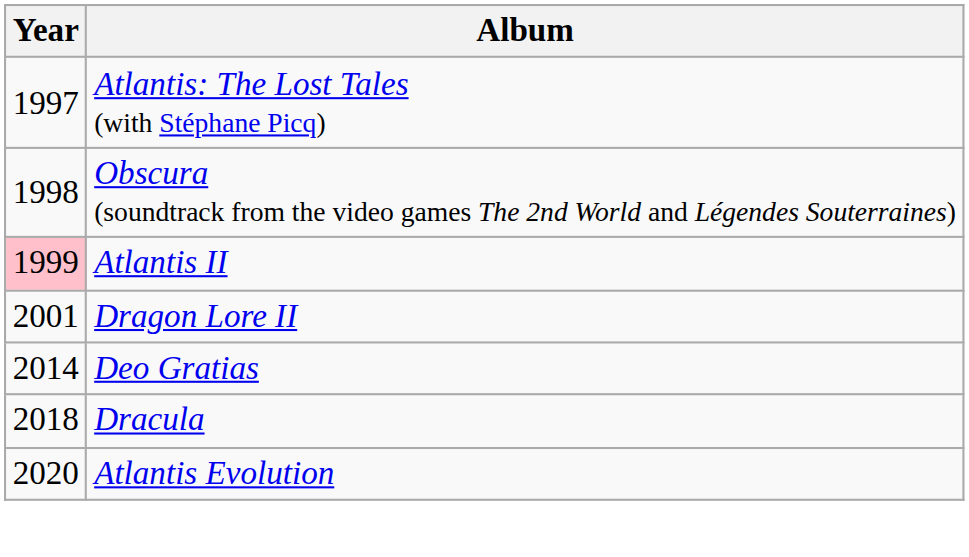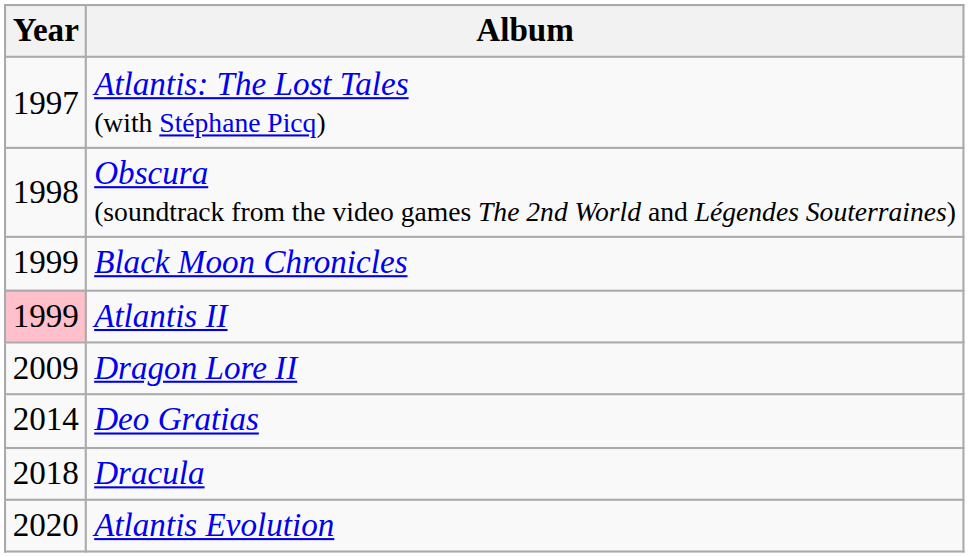+ row: (251, 262)
(46, 315) 2001 -> (46, 367) 2009
